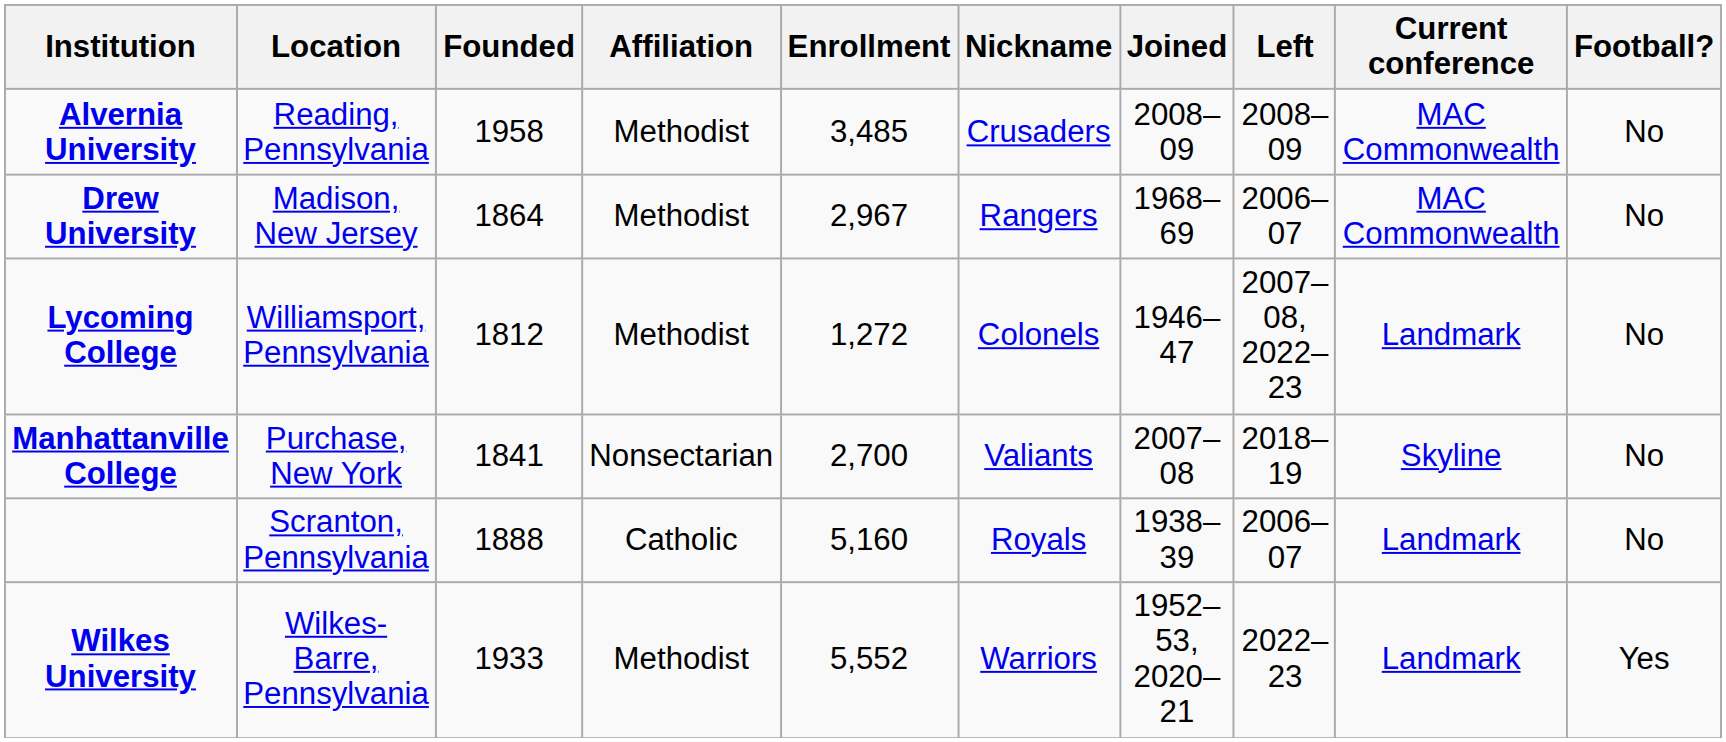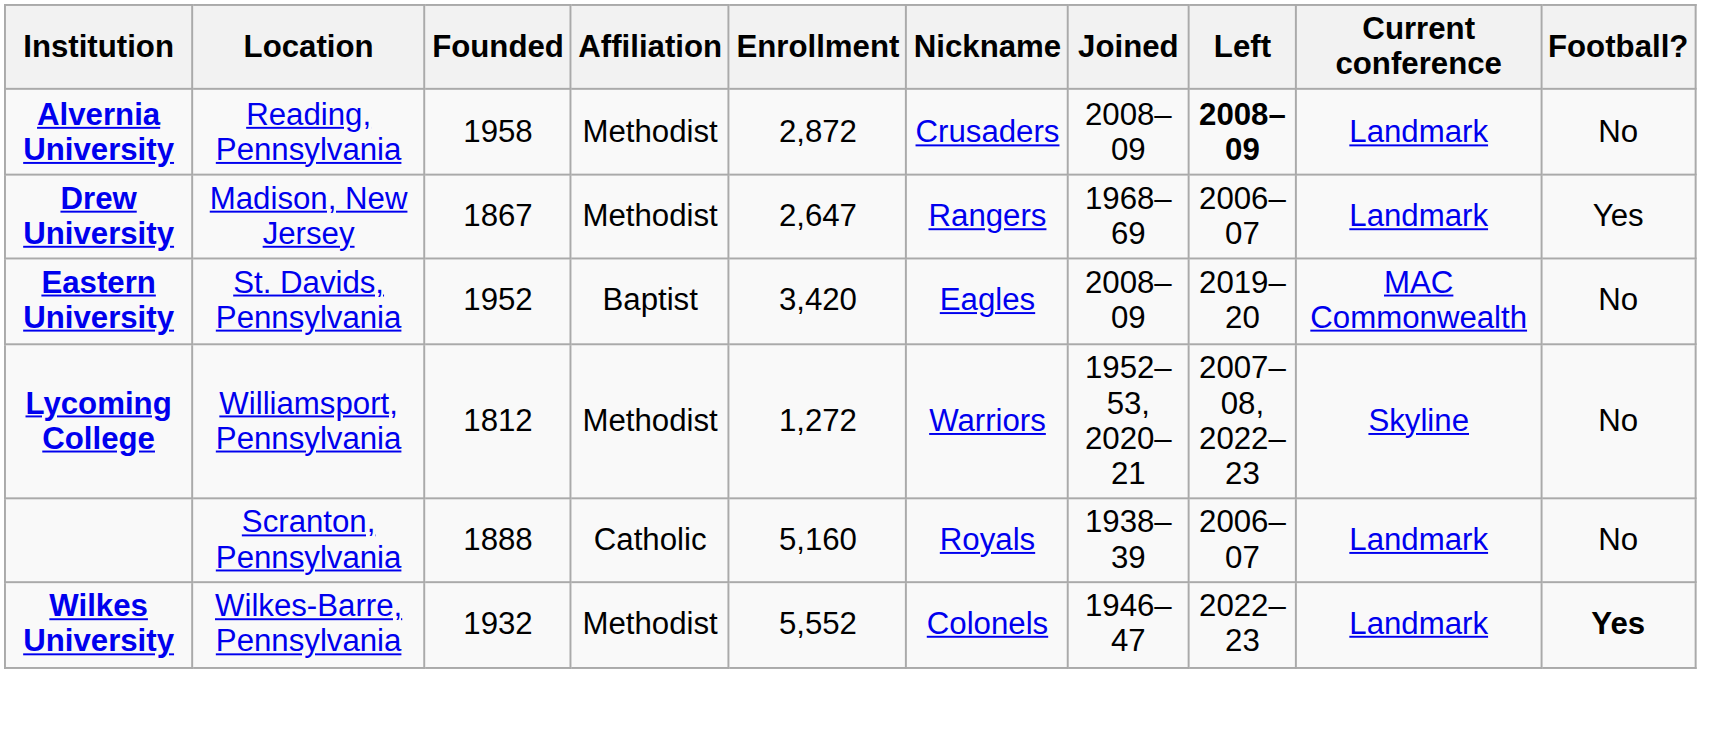(869, 131) 3,485 -> (818, 131) 2,872
(1285, 131) normal -> (1242, 131) bold
(1451, 131) MAC Commonwealth -> (1419, 131) Landmark
(509, 215) 1864 -> (498, 215) 1867
(869, 215) 2,967 -> (818, 215) 2,647
(1451, 215) MAC Commonwealth -> (1419, 215) Landmark
(1644, 215) No -> (1618, 215) Yes
+ row: (99, 300)
(1039, 335) Colonels -> (988, 420) Warriors
(1177, 335) 1946–47 -> (1128, 420) 1952–53, 2020–21
(1451, 335) Landmark -> (1419, 420) Skyline
- row: (121, 455)
(509, 659) 1933 -> (498, 624) 1932
(1039, 659) Warriors -> (987, 624) Colonels
(1177, 659) 1952–53, 2020–21 -> (1128, 624) 1946–47
(1644, 659) normal -> (1618, 624) bold
